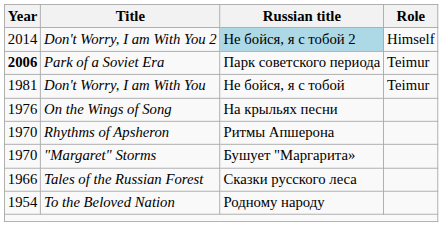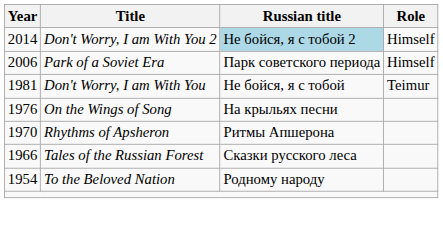(23, 62) bold -> (23, 62) normal
(408, 62) Teimur -> (411, 62) Himself
- row: (100, 156)
